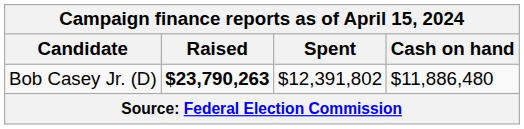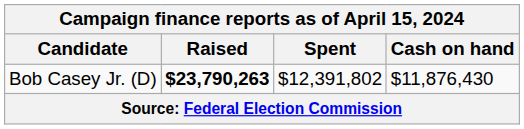(442, 78) $11,886,480 -> (442, 78) $11,876,430
